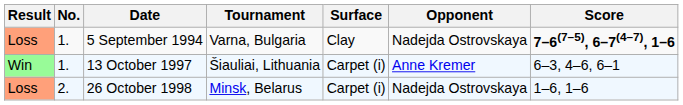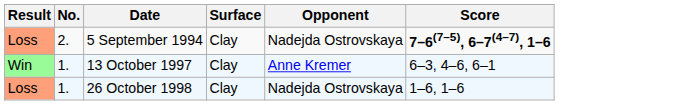- column: (265, 15)
(63, 40) 1. -> (63, 40) 2.
(356, 65) Carpet (i) -> (224, 65) Clay
(63, 88) 2. -> (63, 88) 1.
(356, 88) Carpet (i) -> (224, 88) Clay
